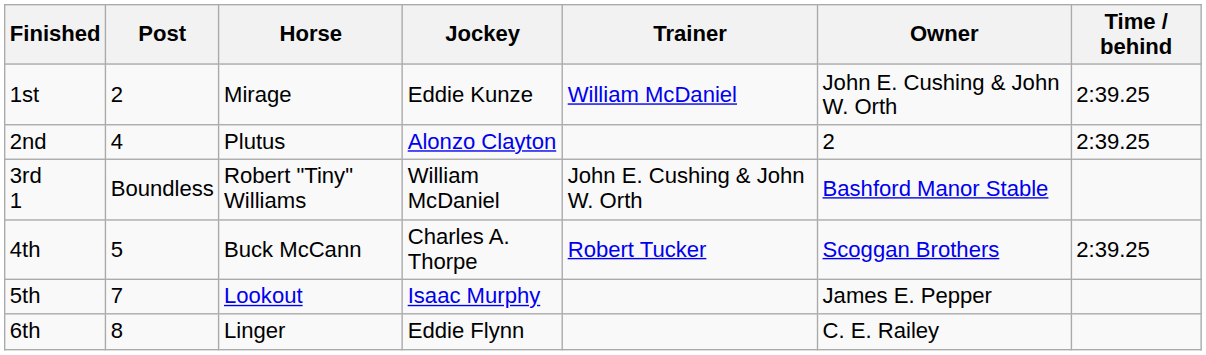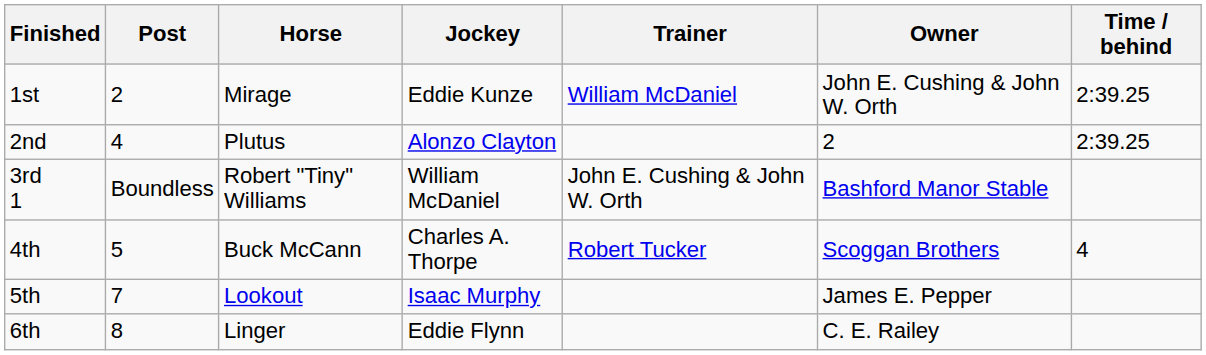(1113, 249) 2:39.25 -> (1082, 249) 4
